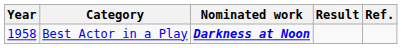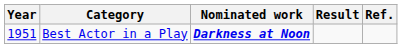(22, 34) 1958 -> (22, 34) 1951
